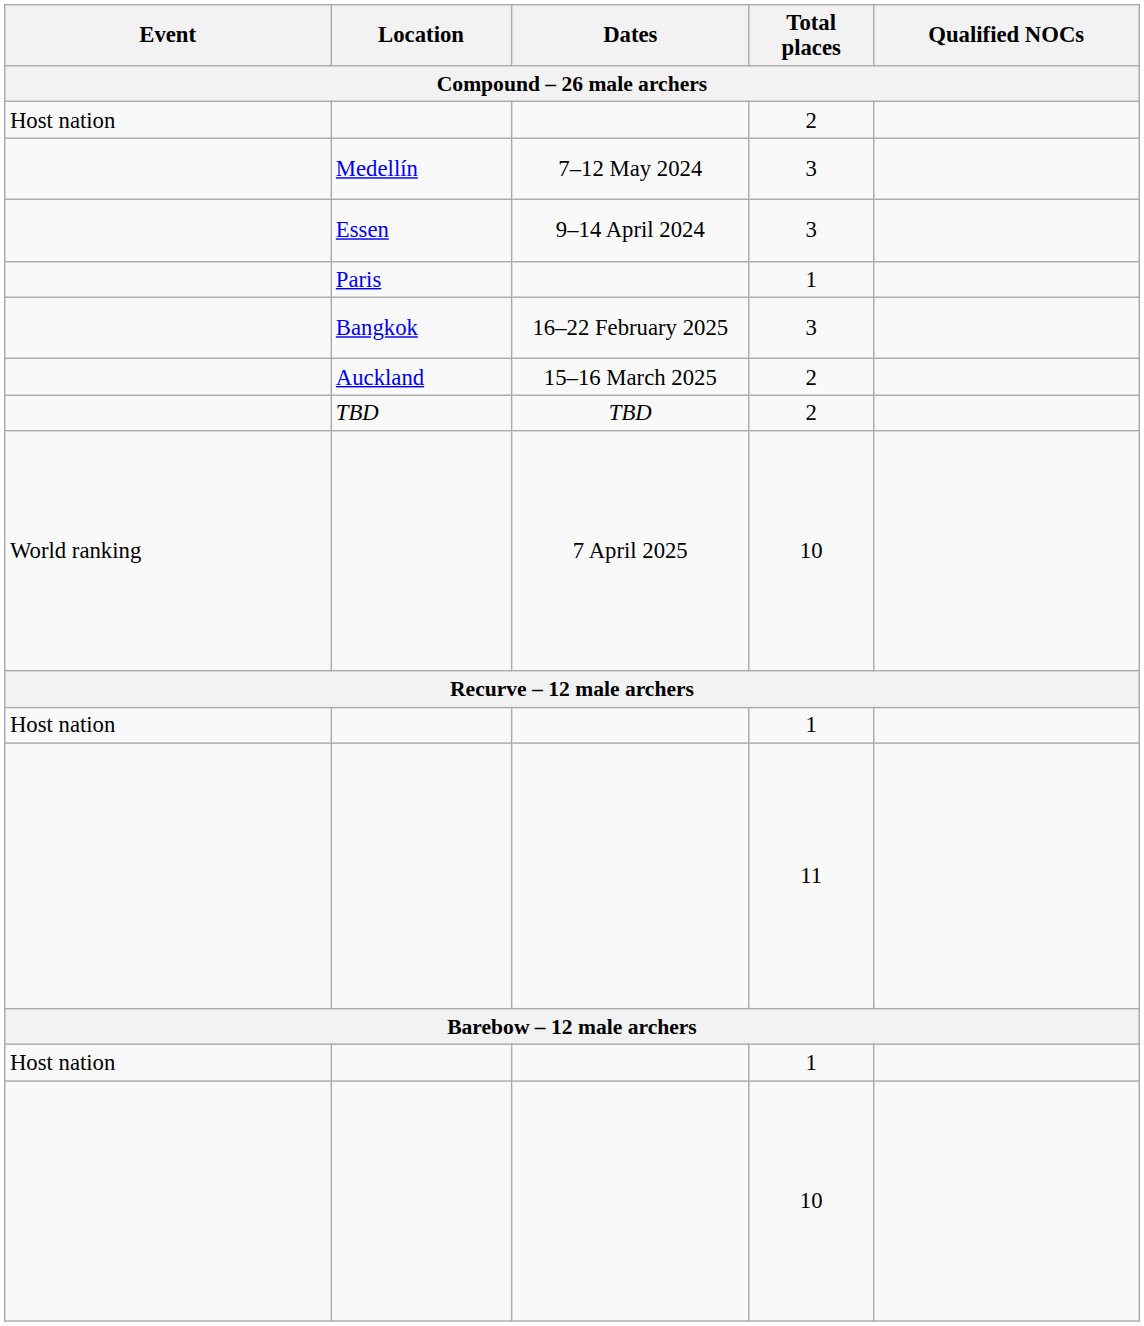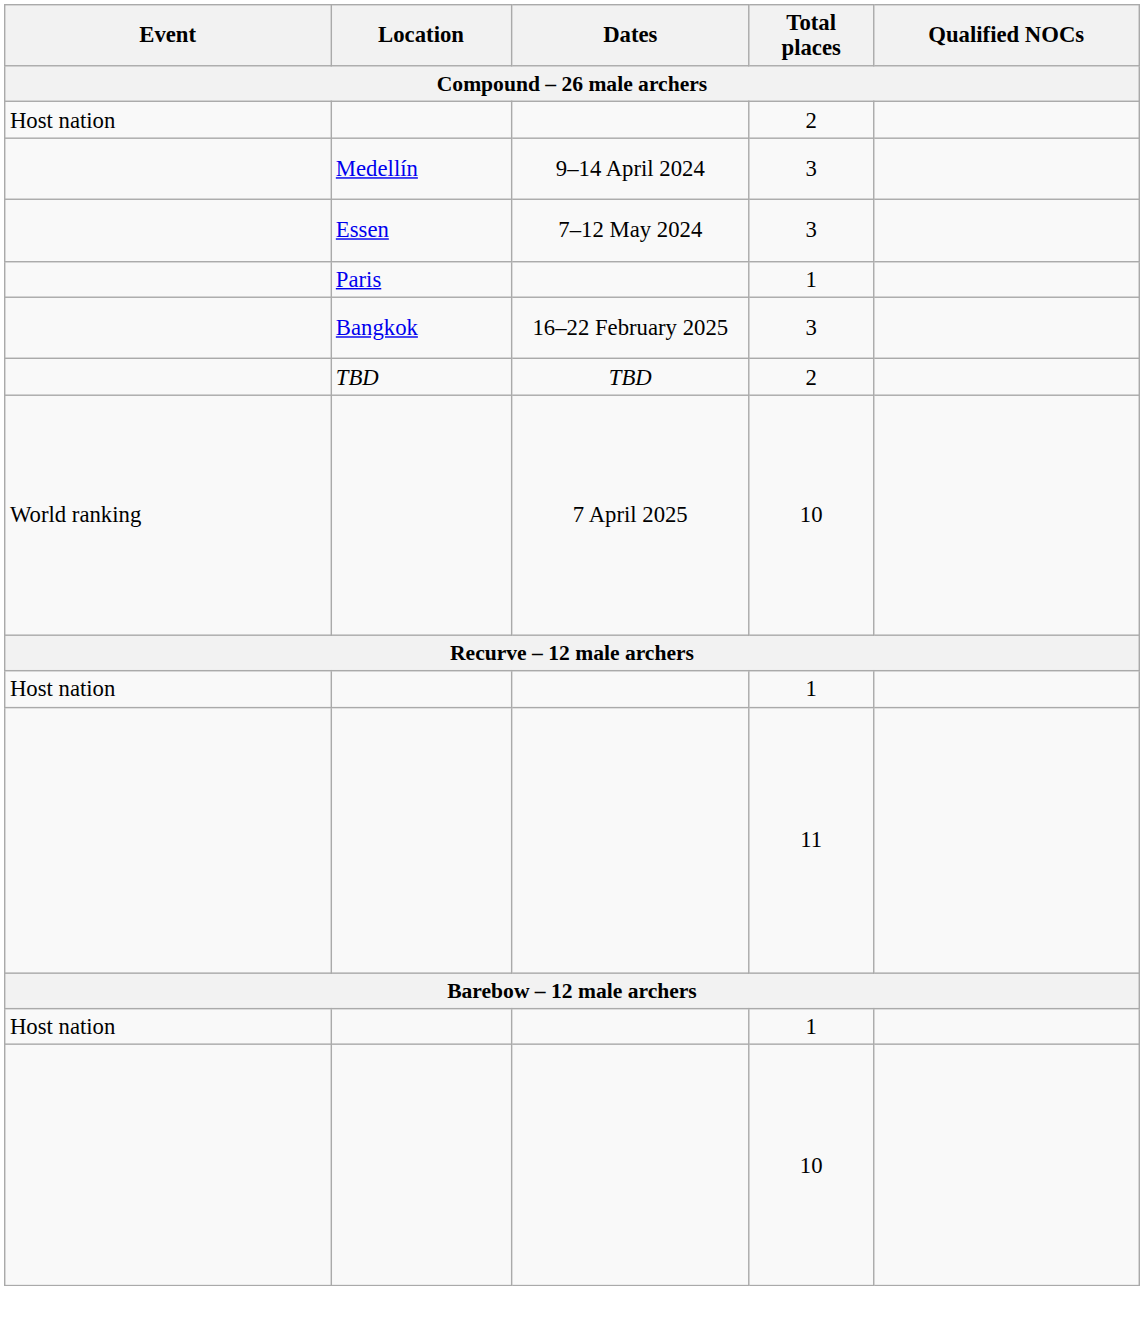(630, 168) 7–12 May 2024 -> (630, 168) 9–14 April 2024
(630, 230) 9–14 April 2024 -> (630, 230) 7–12 May 2024
- row: (380, 376)
